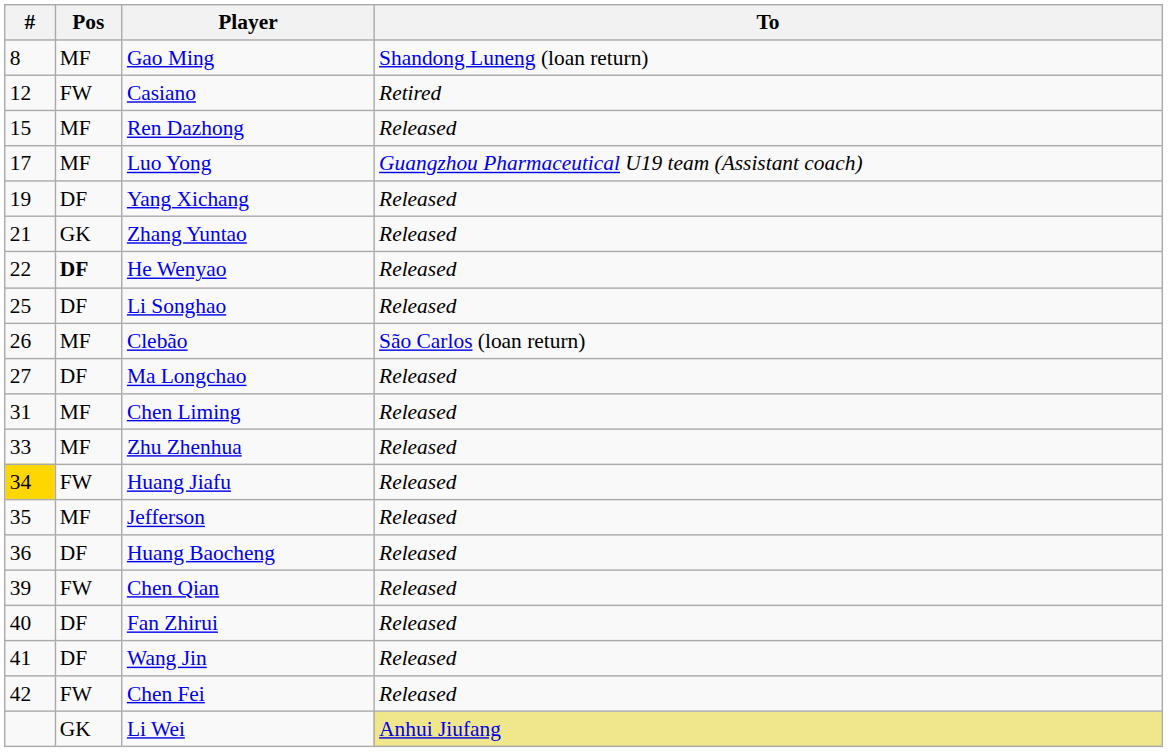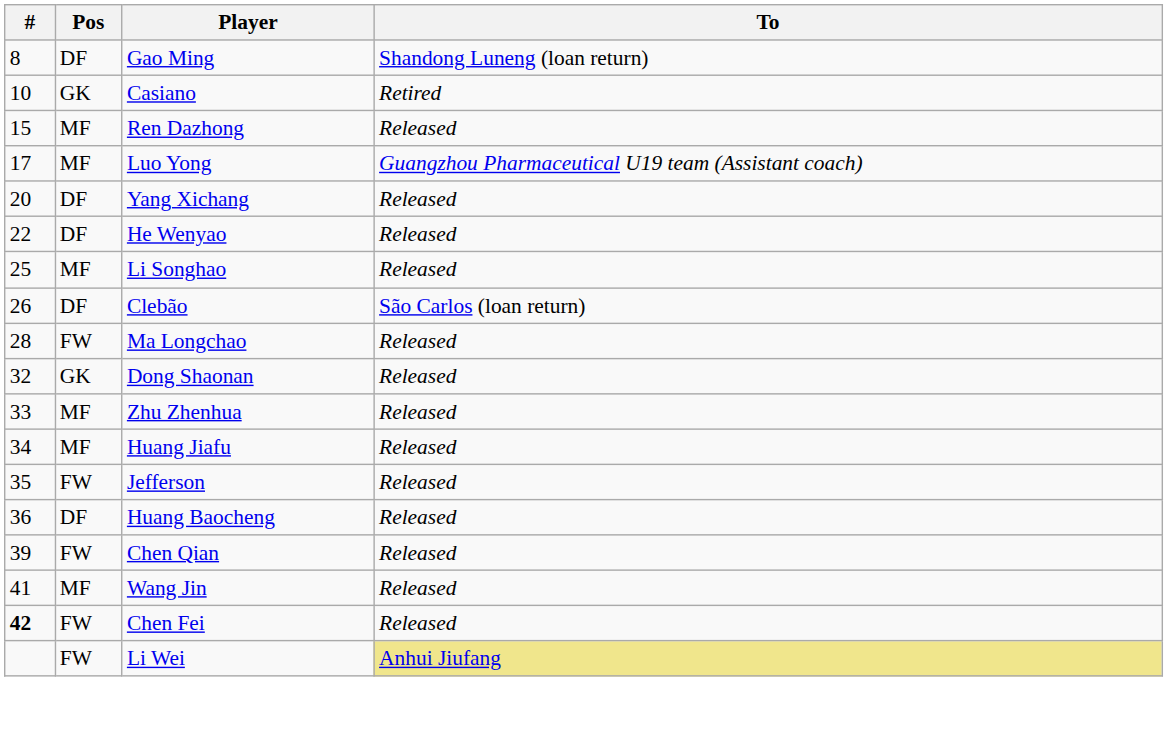(75, 57) MF -> (73, 57) DF
(20, 93) 12 -> (20, 93) 10
(76, 93) FW -> (75, 93) GK
(20, 199) 19 -> (20, 199) 20
- row: (187, 234)
(74, 269) bold -> (73, 234) normal
(73, 305) DF -> (75, 269) MF
(75, 340) MF -> (73, 305) DF
(20, 375) 27 -> (20, 340) 28
(73, 375) DF -> (76, 340) FW
- row: (184, 411)
+ row: (190, 375)
(20, 481) gold background -> (20, 446) no background
(76, 481) FW -> (75, 446) MF
(75, 517) MF -> (76, 481) FW
- row: (172, 623)
(73, 658) DF -> (75, 587) MF
(20, 693) normal -> (20, 623) bold
(75, 729) GK -> (76, 658) FW
